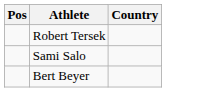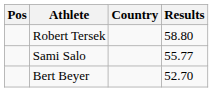+ column: (184, 14)
